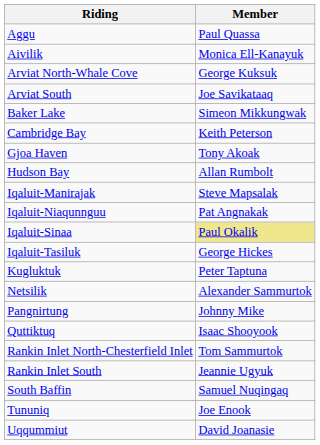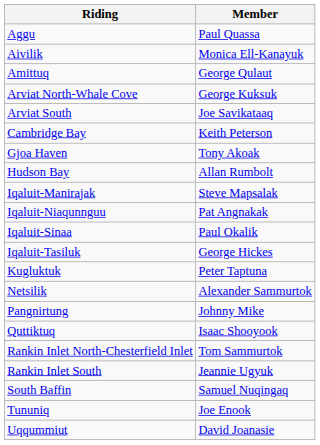+ row: (28, 73)
- row: (36, 113)
(228, 232) khaki background -> (228, 232) no background
